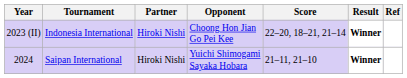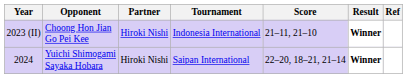columns swapped: (89, 12) <-> (225, 12)
(305, 34) 22–20, 18–21, 21–14 -> (291, 34) 21–11, 21–10
(291, 60) 21–11, 21–10 -> (305, 60) 22–20, 18–21, 21–14
